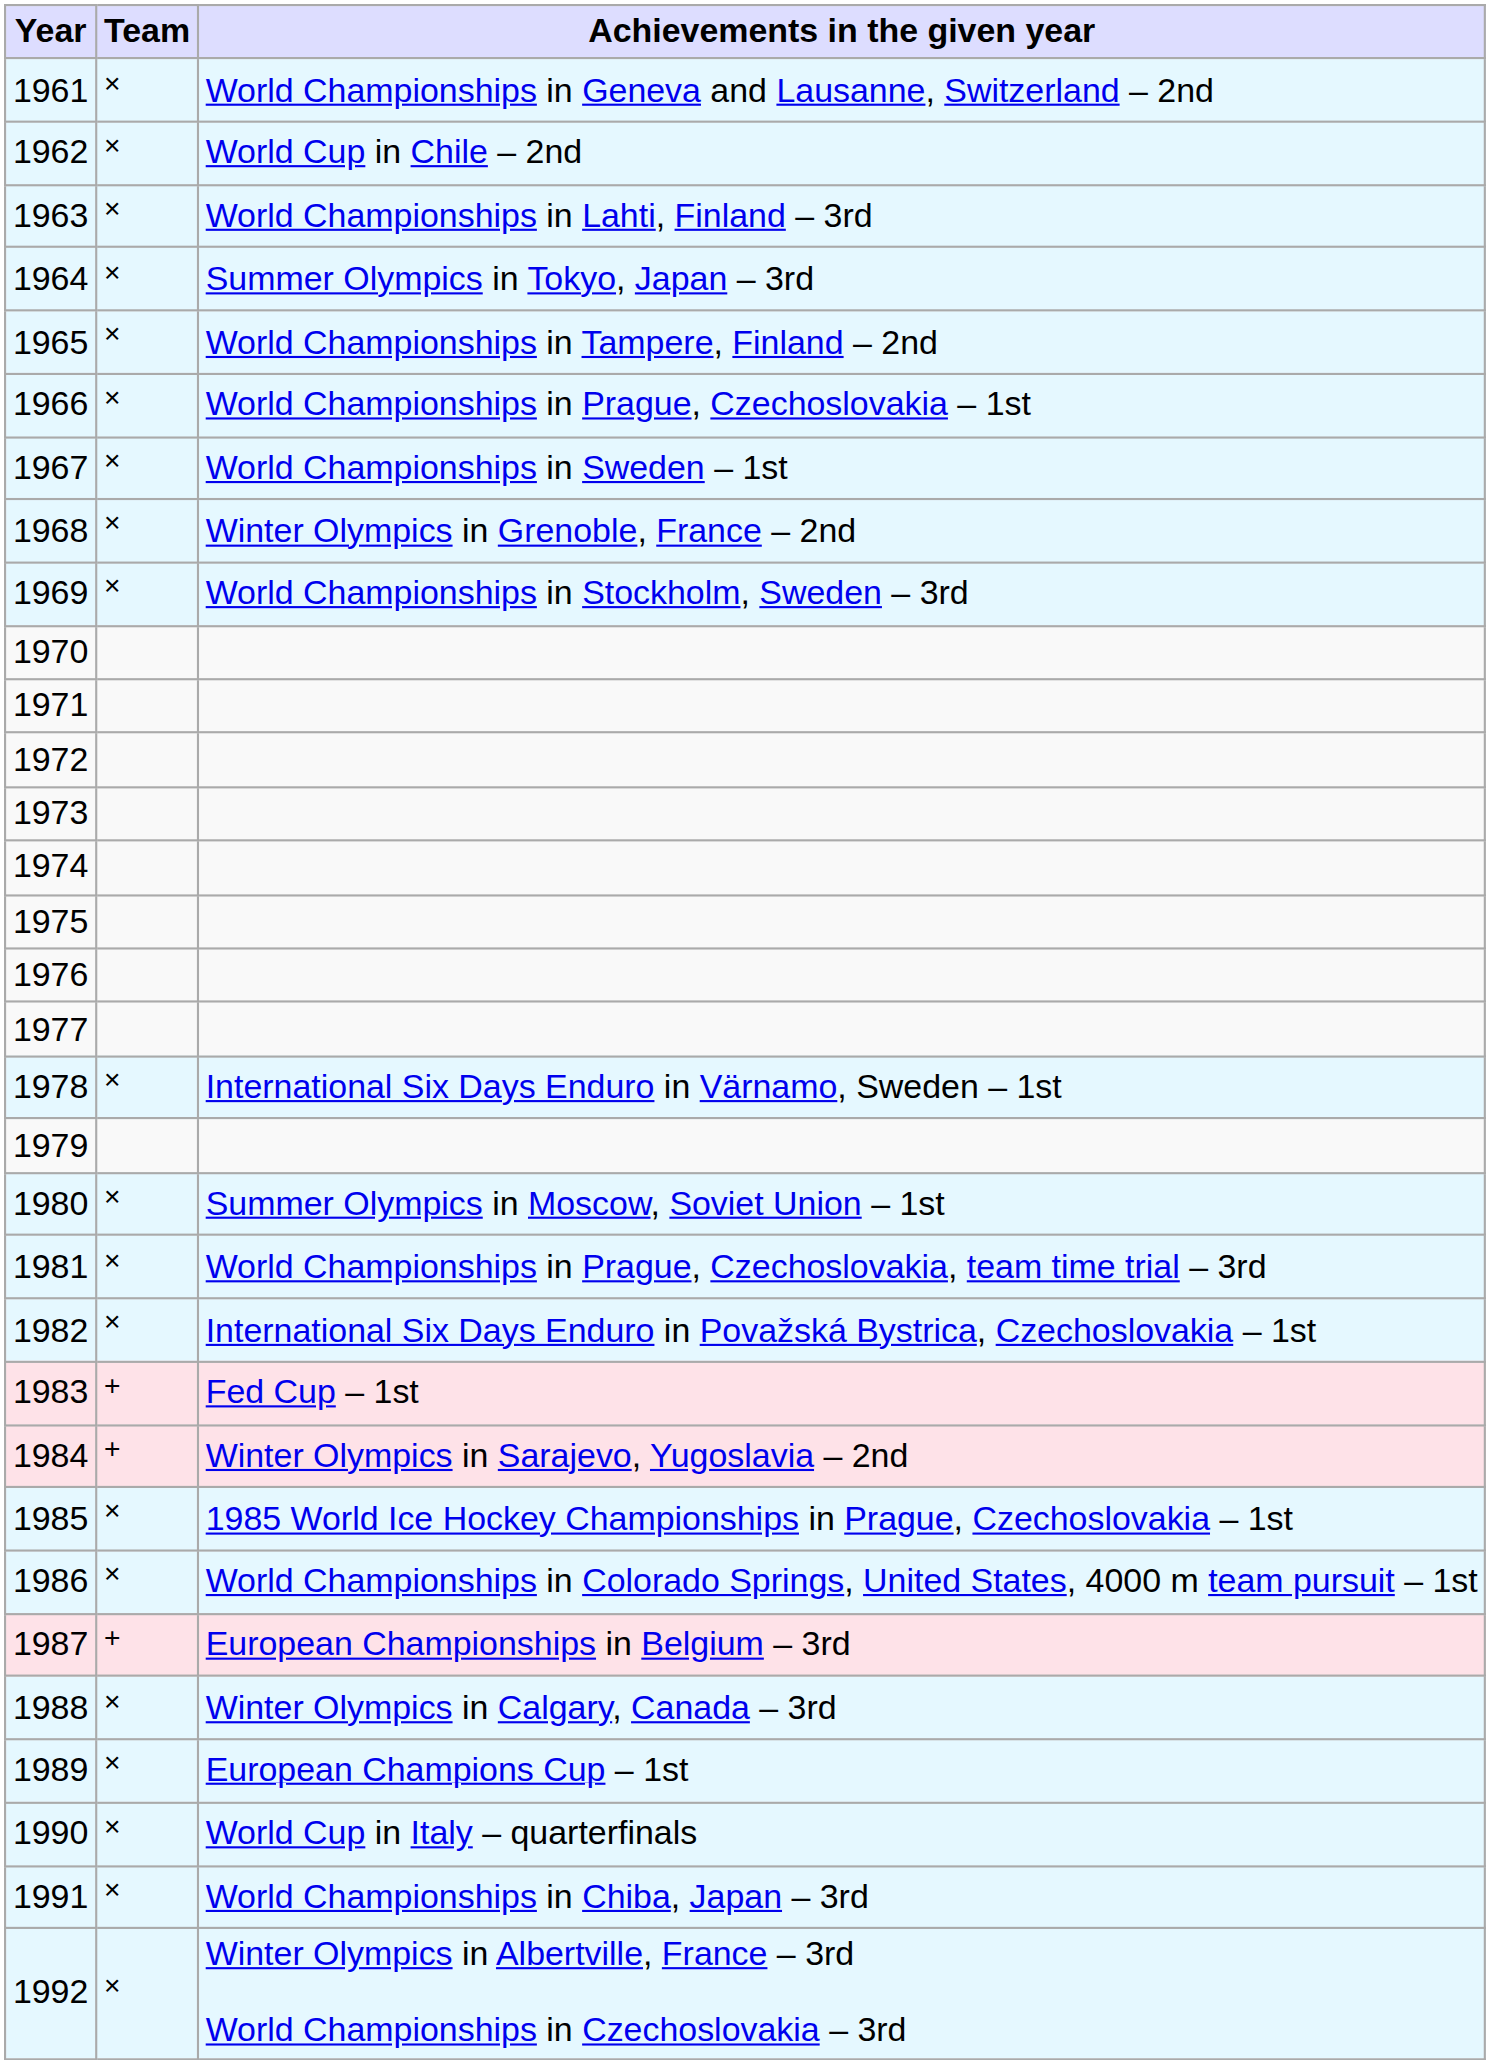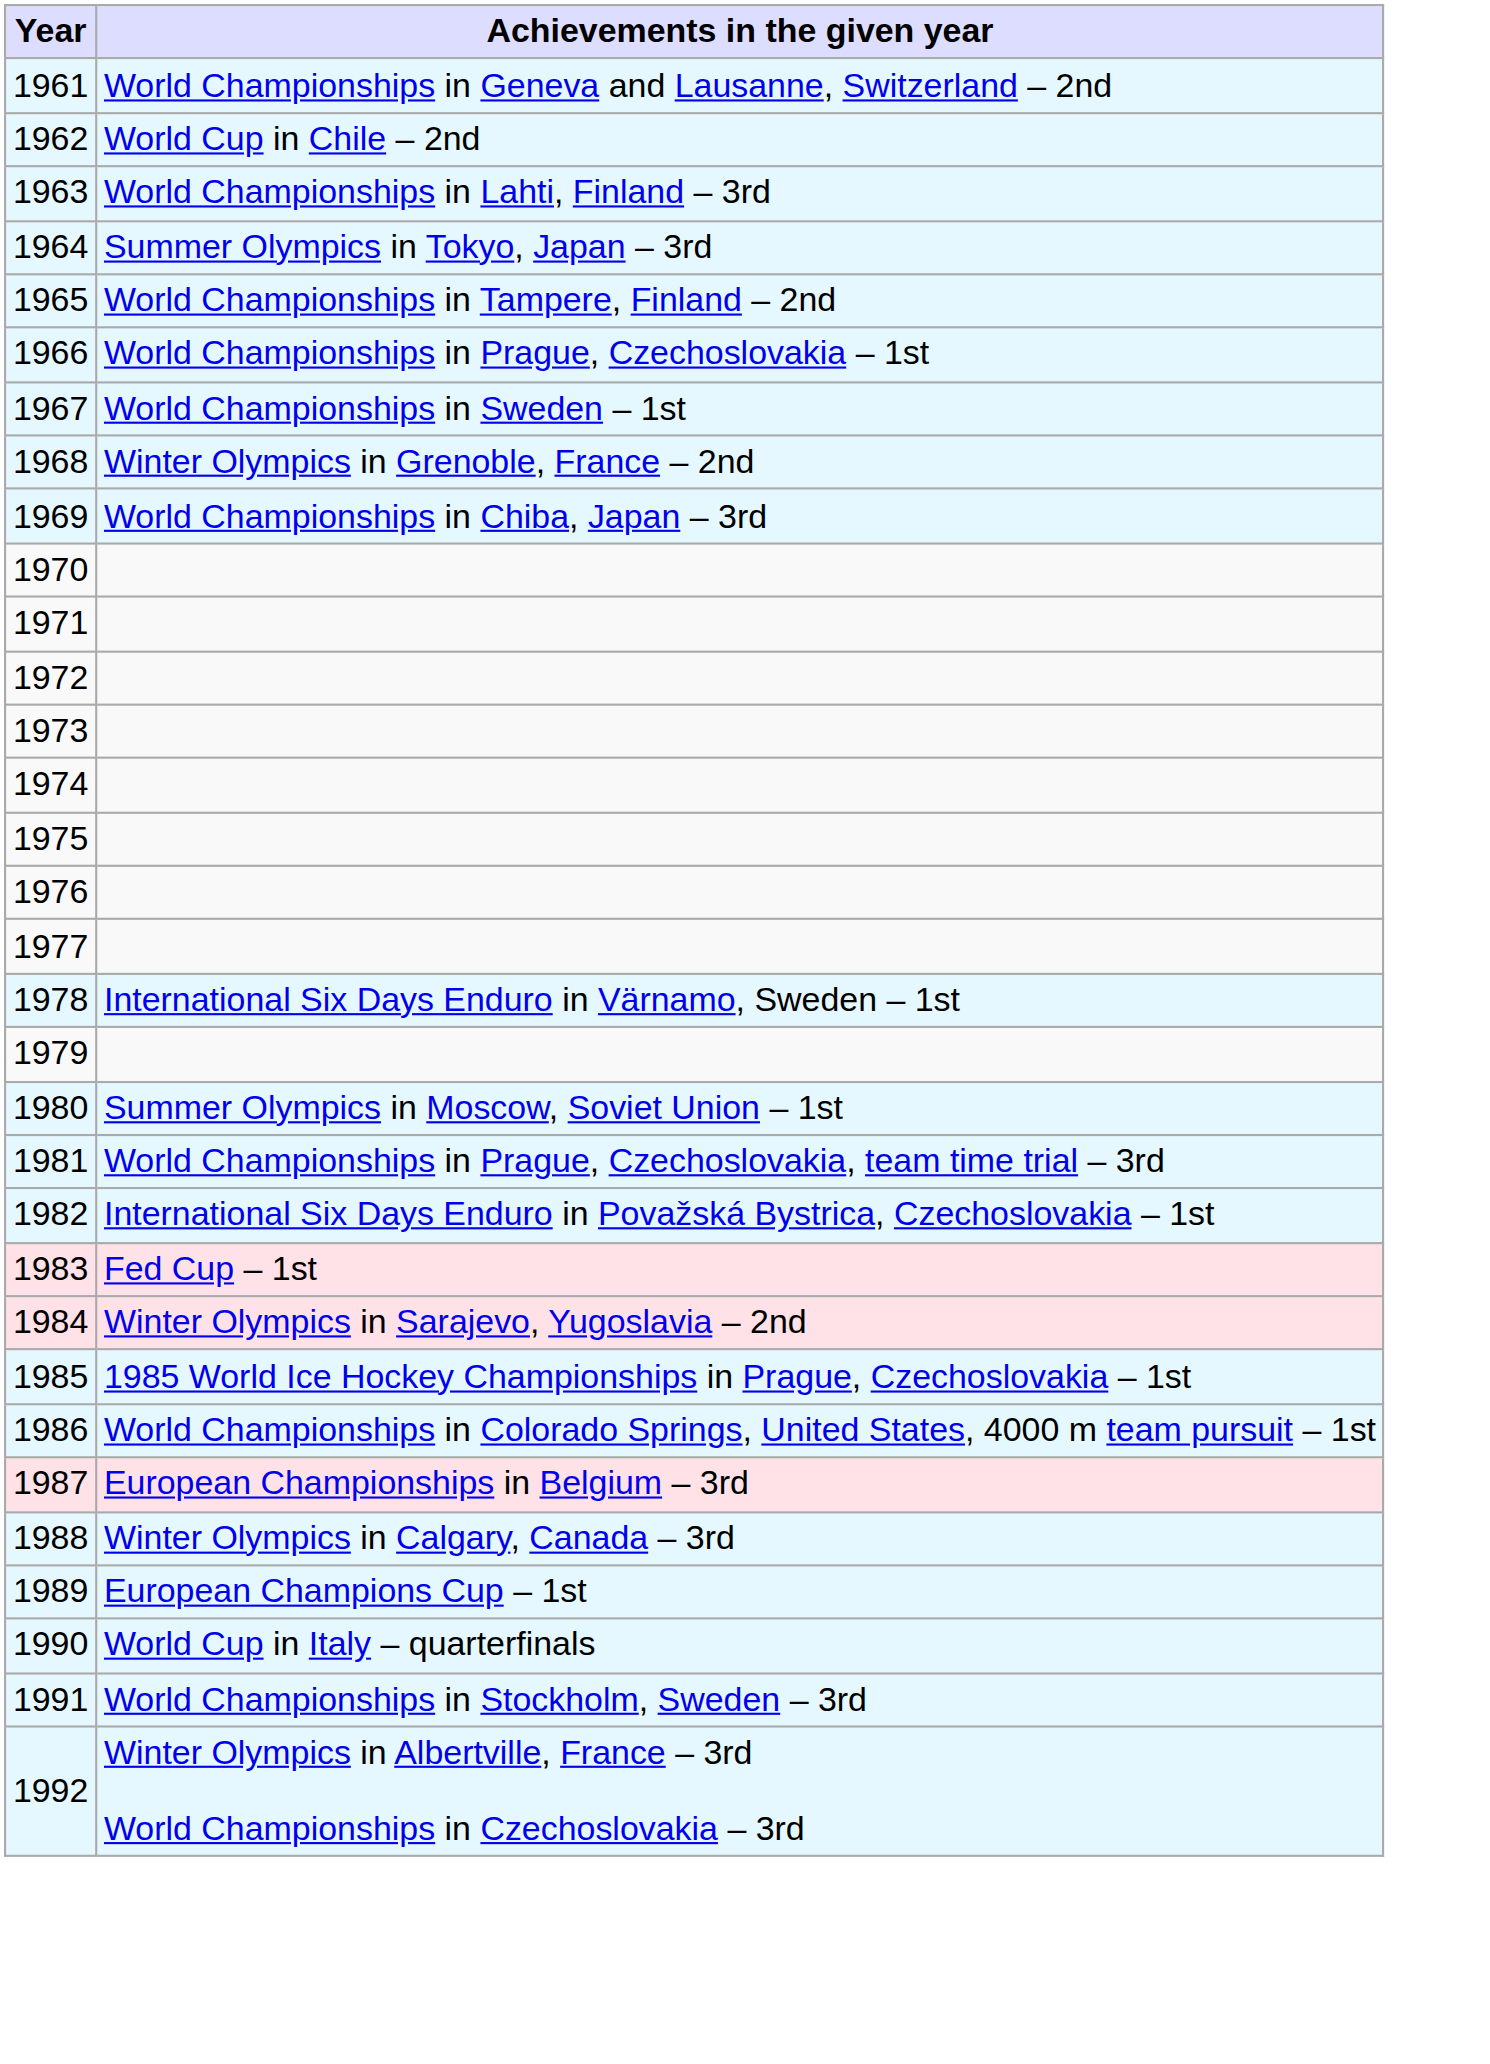- column: (147, 31)
(587, 593) World Championships in Stockholm, Sweden – 3rd -> (436, 515) World Championships in Chiba, Japan – 3rd
(537, 1896) World Championships in Chiba, Japan – 3rd -> (485, 1699) World Championships in Stockholm, Sweden – 3rd
